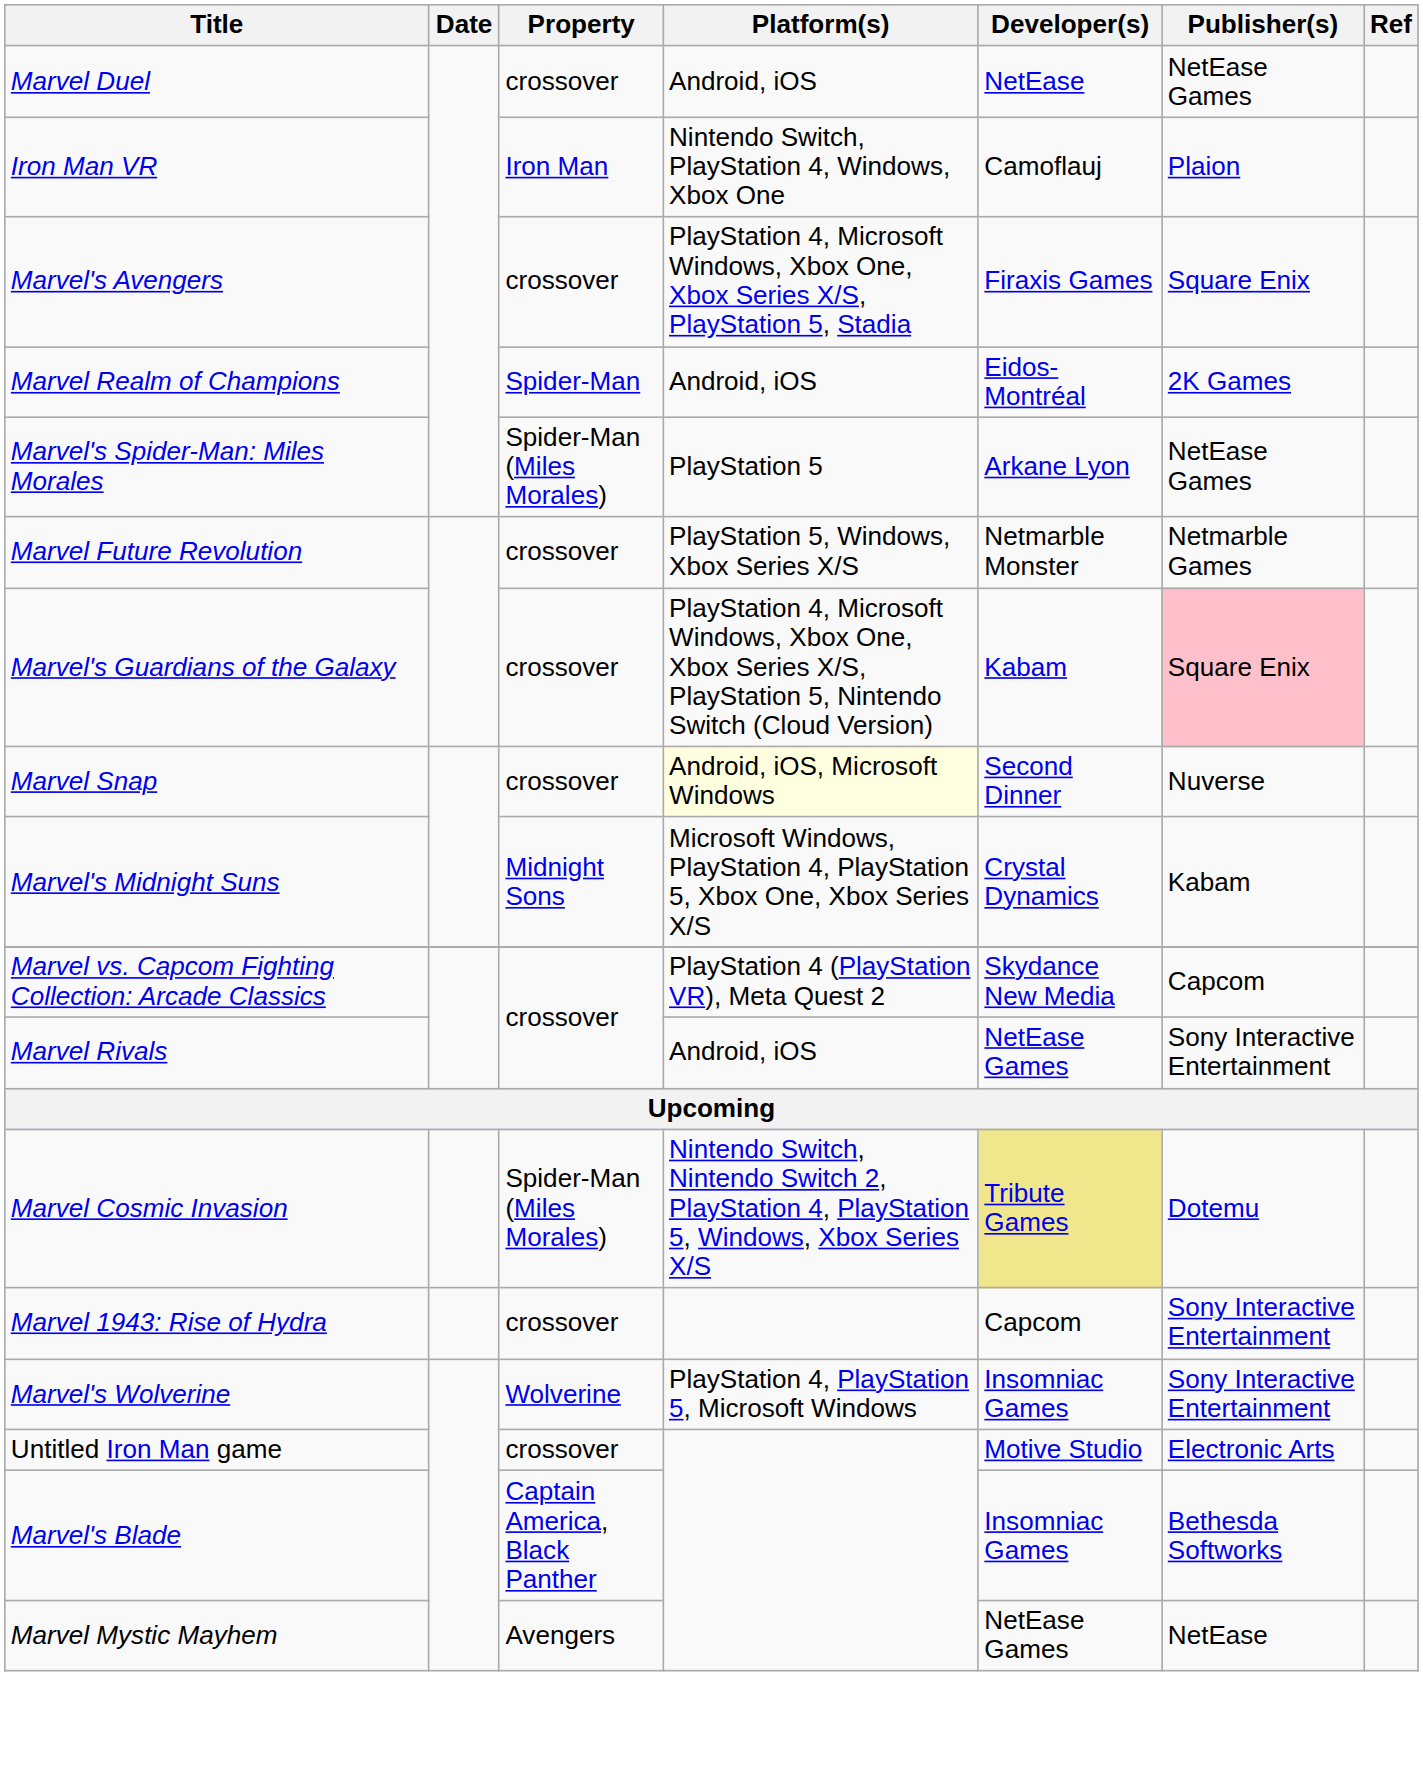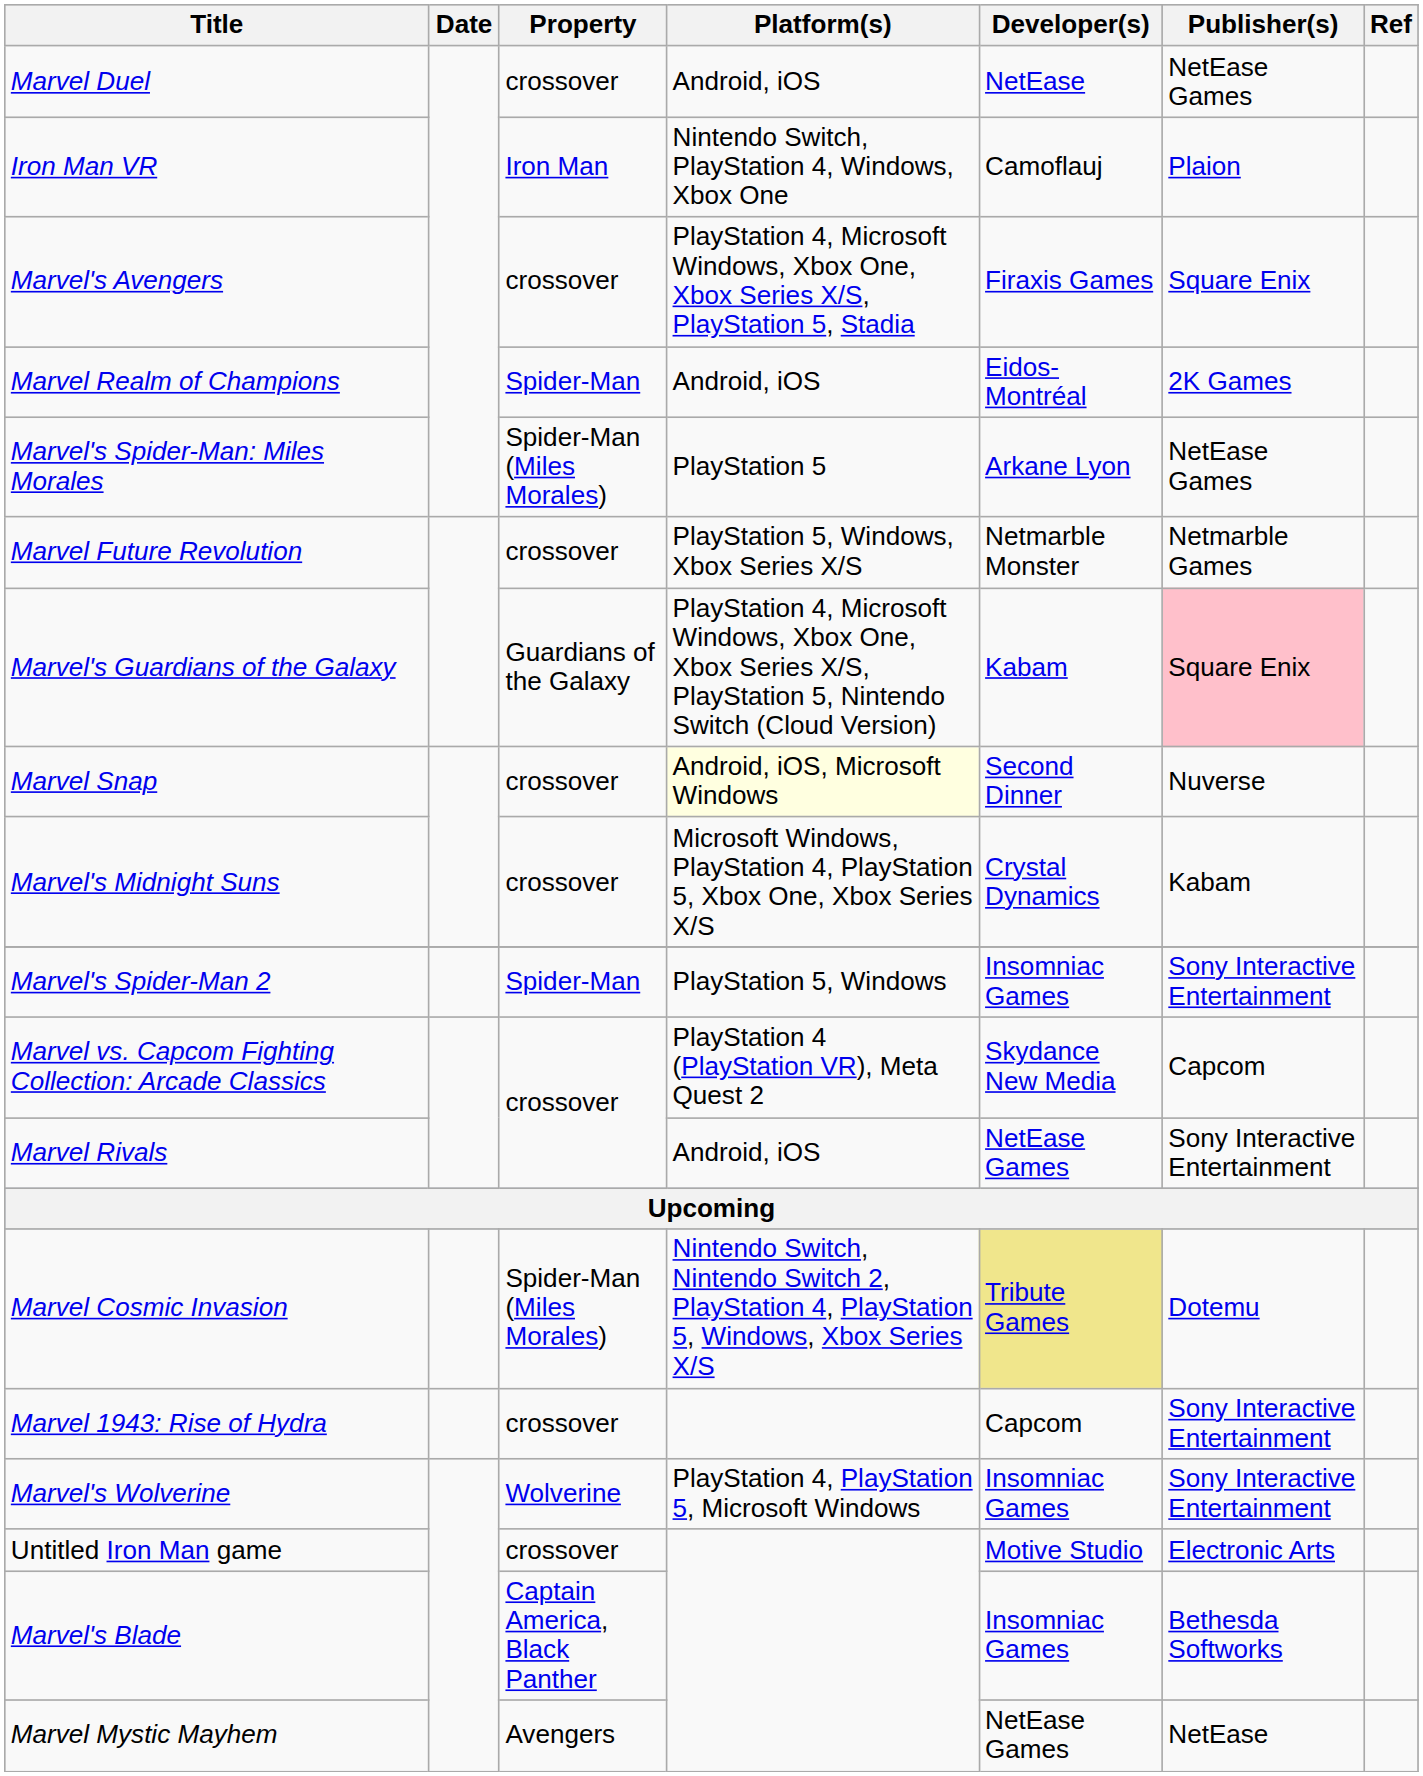(562, 666) crossover -> (580, 666) Guardians of the Galaxy
(555, 881) Midnight Sons -> (562, 881) crossover
+ row: (141, 981)
